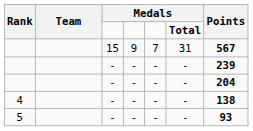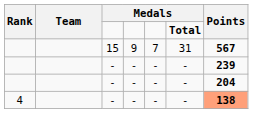(226, 100) no background -> (226, 100) lightsalmon background
- row: (20, 117)
